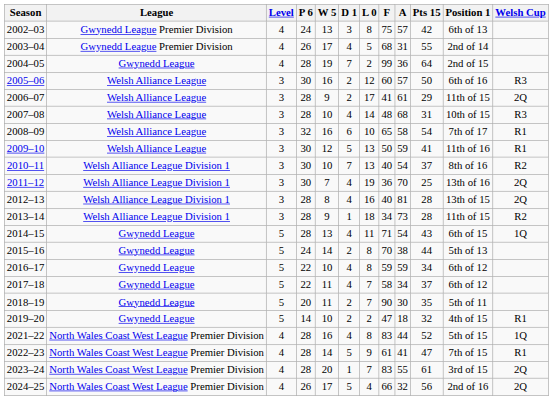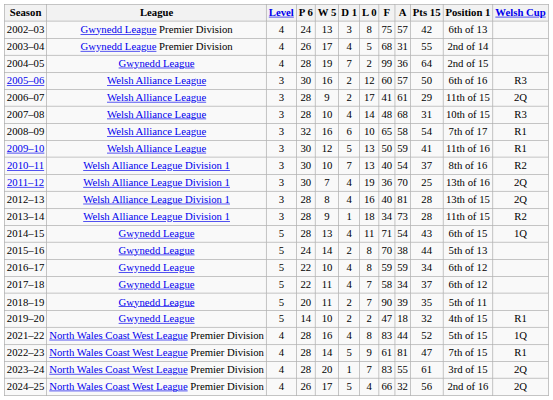(403, 302) 30 -> (403, 302) 39
(403, 353) 41 -> (403, 353) 81
